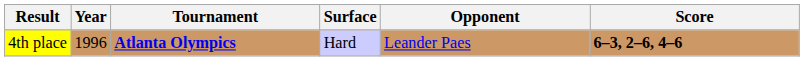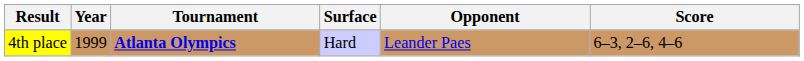(91, 42) 1996 -> (91, 42) 1999
(638, 42) bold -> (638, 42) normal
